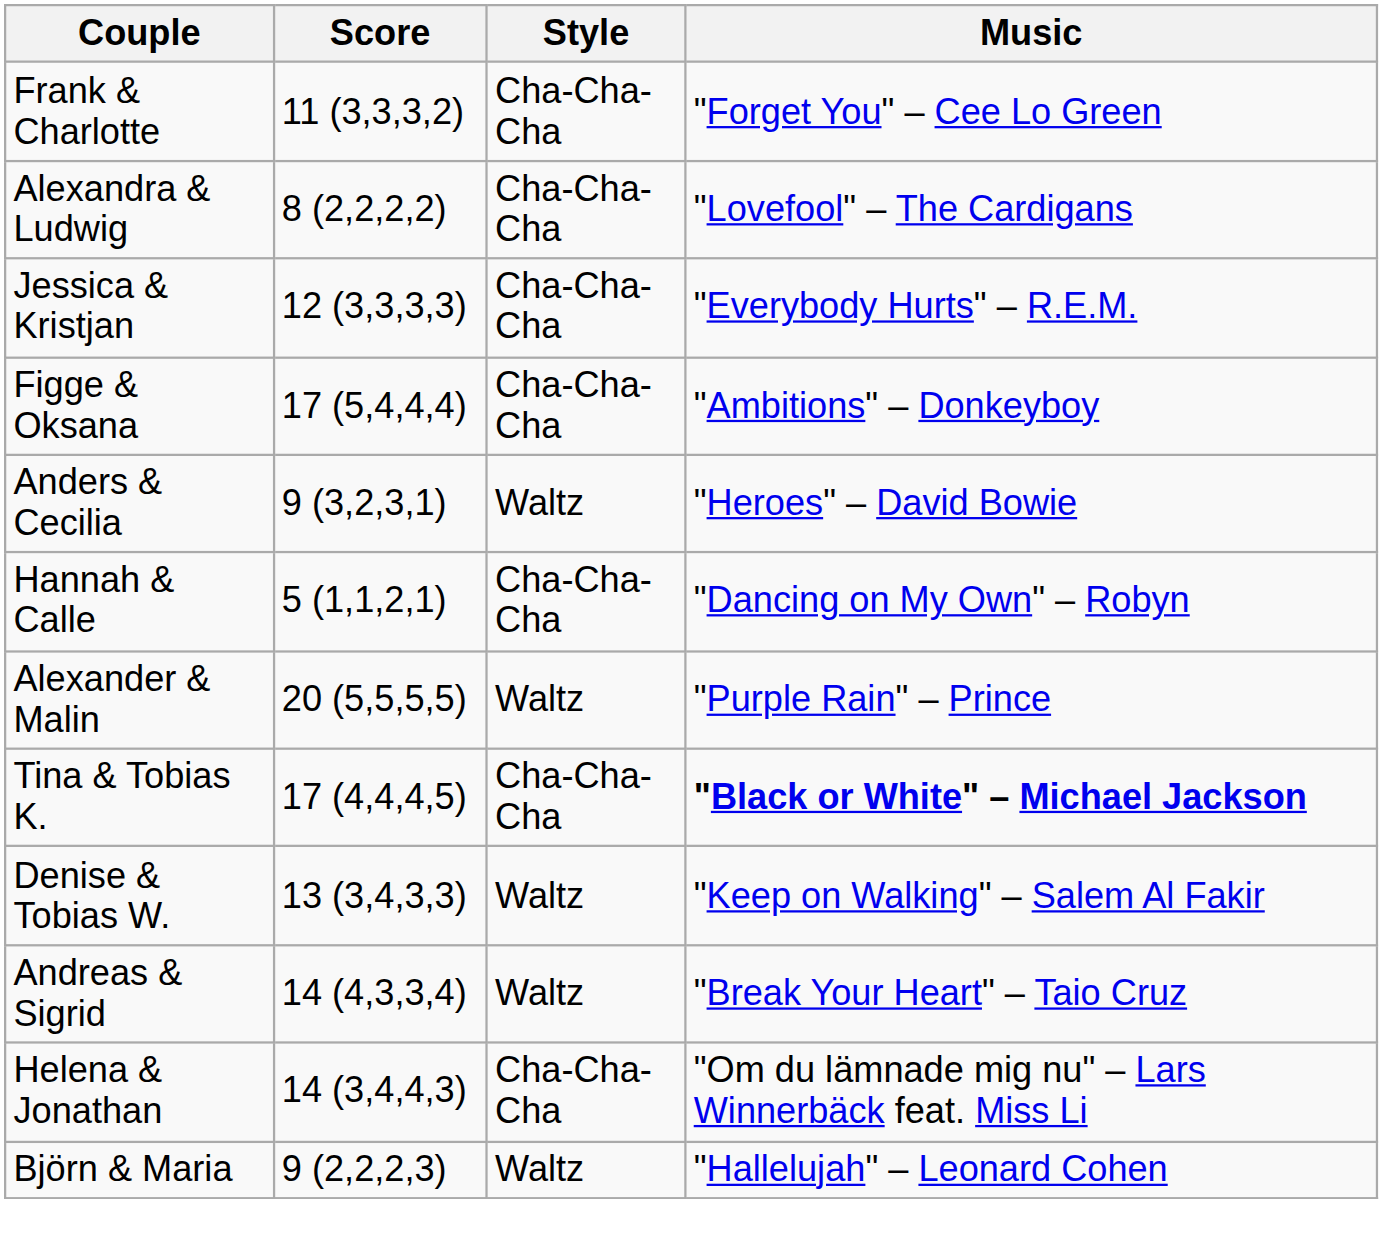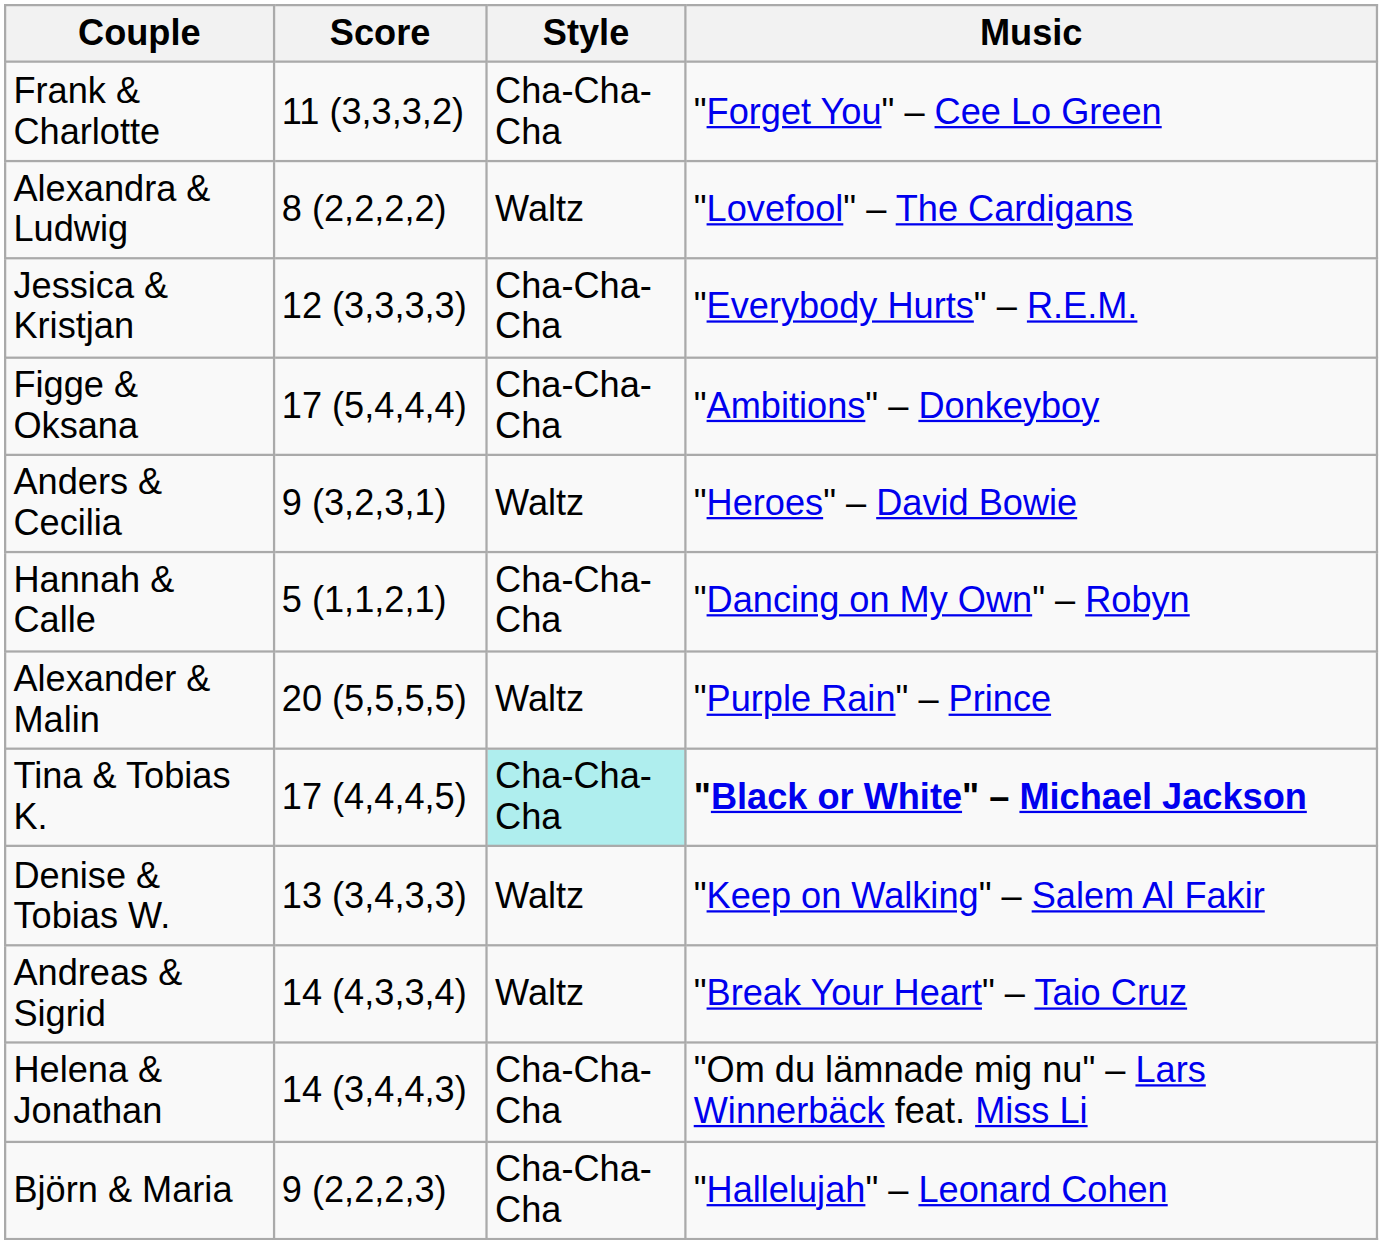(573, 208) Cha-Cha-Cha -> (540, 208) Waltz
(573, 797) no background -> (573, 797) paleturquoise background
(540, 1168) Waltz -> (573, 1189) Cha-Cha-Cha
